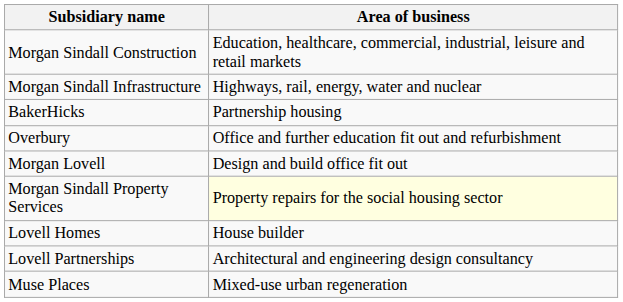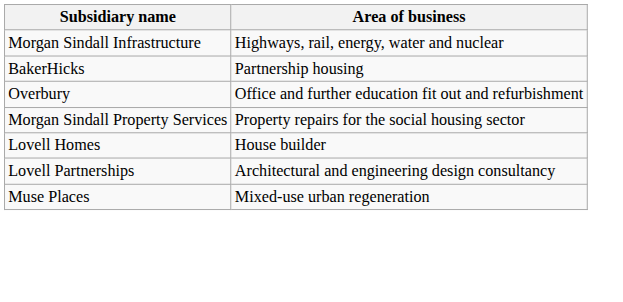- row: (102, 52)
- row: (57, 163)
(358, 198) lightyellow background -> (380, 119) no background
